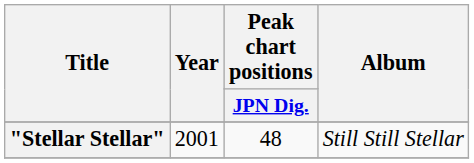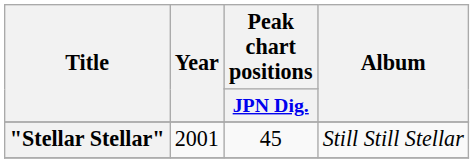(271, 139) 48 -> (271, 139) 45
